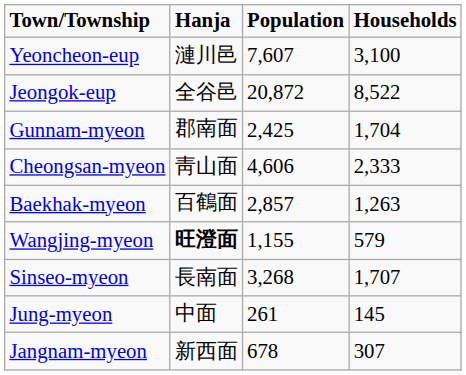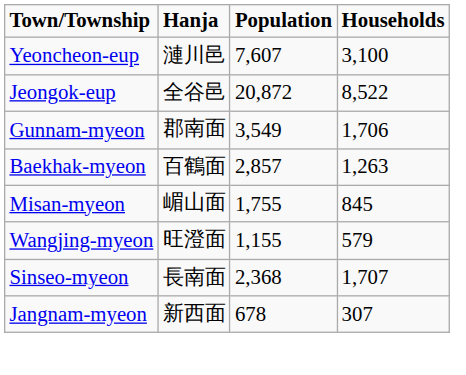(270, 129) 2,425 -> (258, 129) 3,549
(377, 129) 1,704 -> (365, 129) 1,706
- row: (87, 166)
+ row: (67, 203)
(206, 239) bold -> (194, 239) normal
(270, 277) 3,268 -> (258, 277) 2,368
- row: (61, 314)
